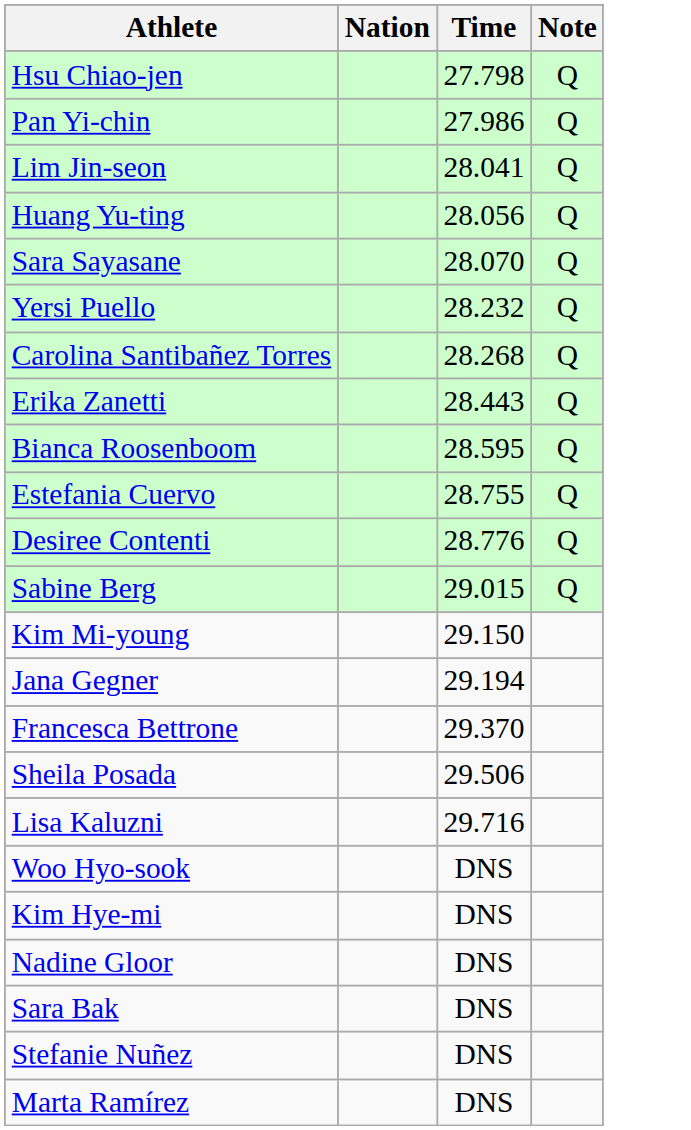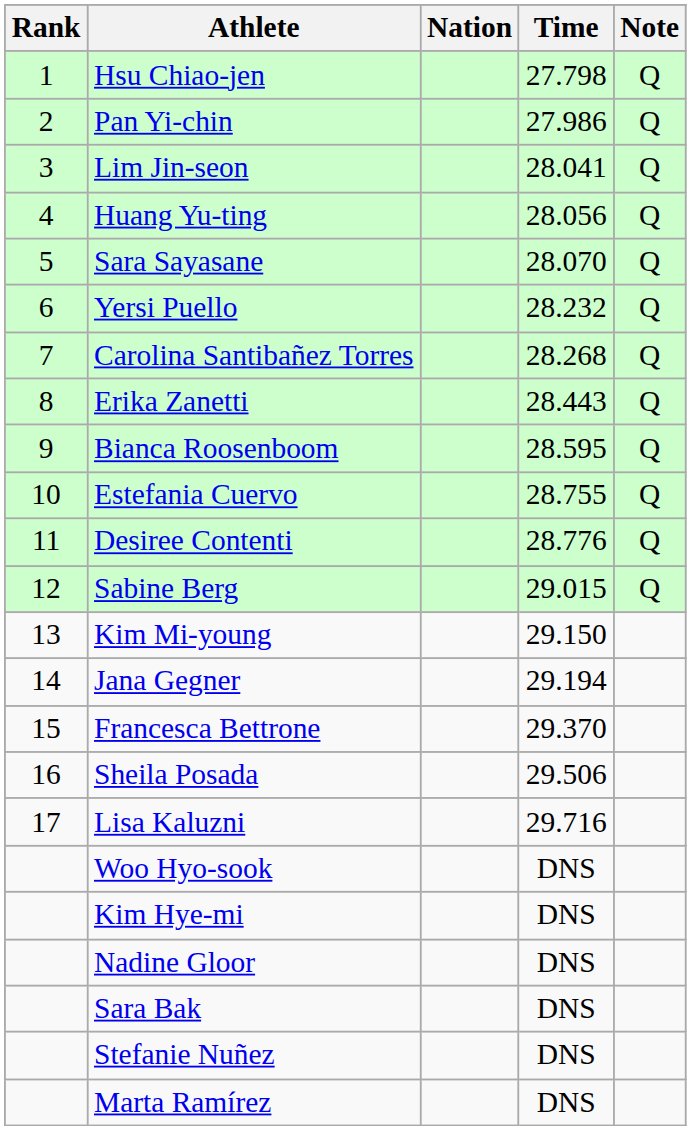+ column: (46, 27)
